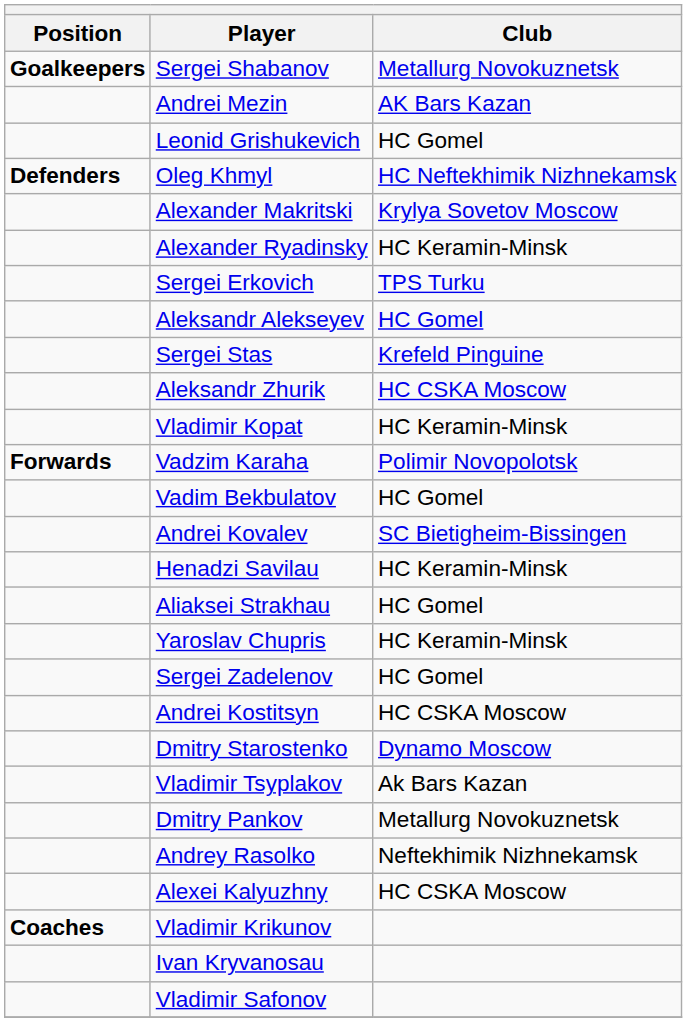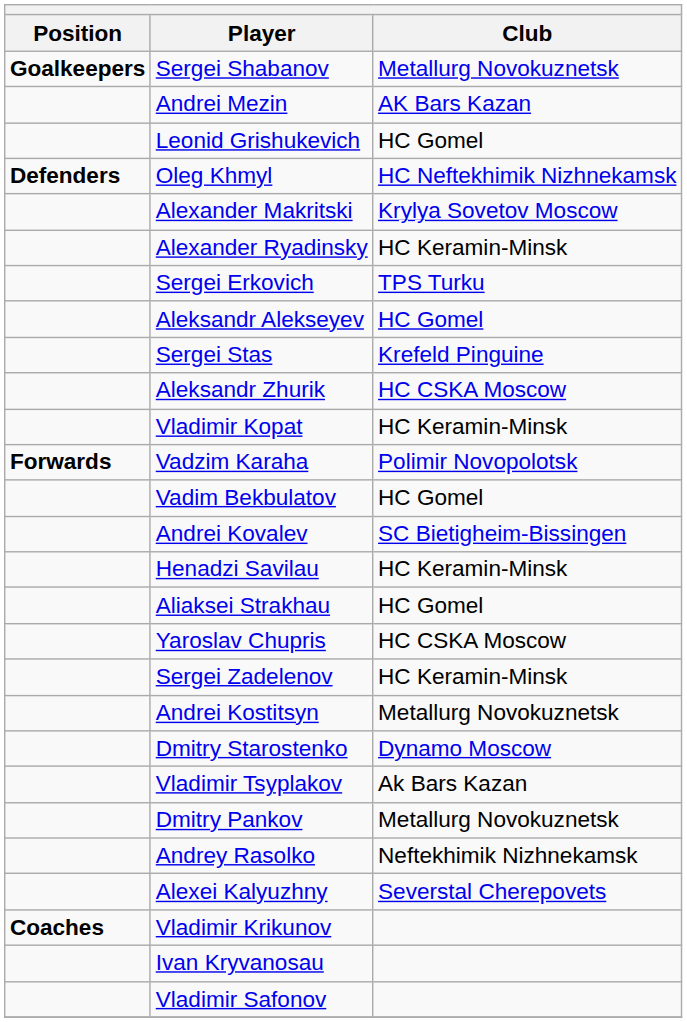(473, 641) HC Keramin-Minsk -> (472, 641) HC CSKA Moscow
(431, 676) HC Gomel -> (473, 676) HC Keramin-Minsk
(472, 712) HC CSKA Moscow -> (498, 712) Metallurg Novokuznetsk
(472, 891) HC CSKA Moscow -> (492, 891) Severstal Cherepovets
